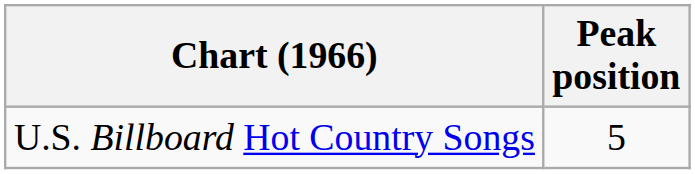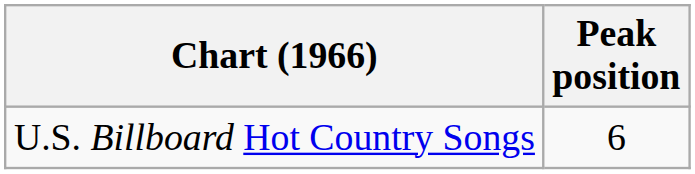(616, 136) 5 -> (616, 136) 6
